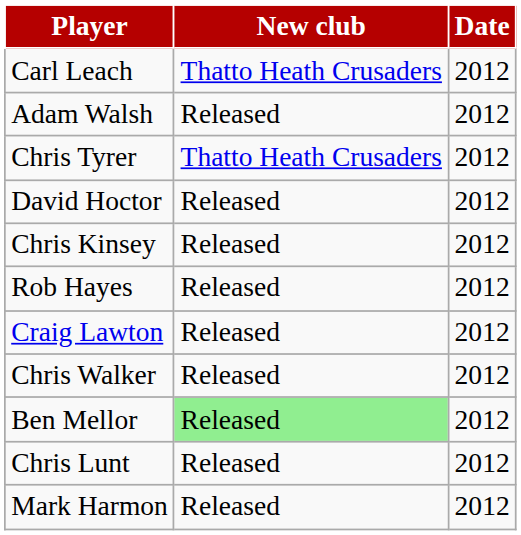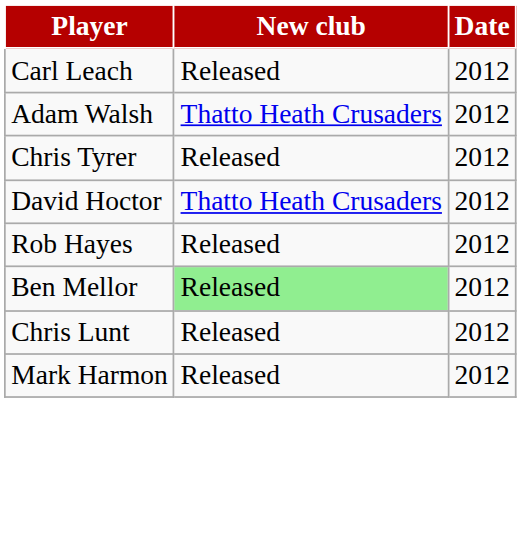(311, 69) Thatto Heath Crusaders -> (230, 69) Released
(230, 113) Released -> (311, 113) Thatto Heath Crusaders
(311, 157) Thatto Heath Crusaders -> (230, 157) Released
(230, 200) Released -> (311, 200) Thatto Heath Crusaders
- row: (83, 244)
- row: (87, 331)
- row: (84, 375)
